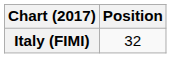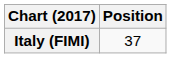(133, 40) 32 -> (133, 40) 37
